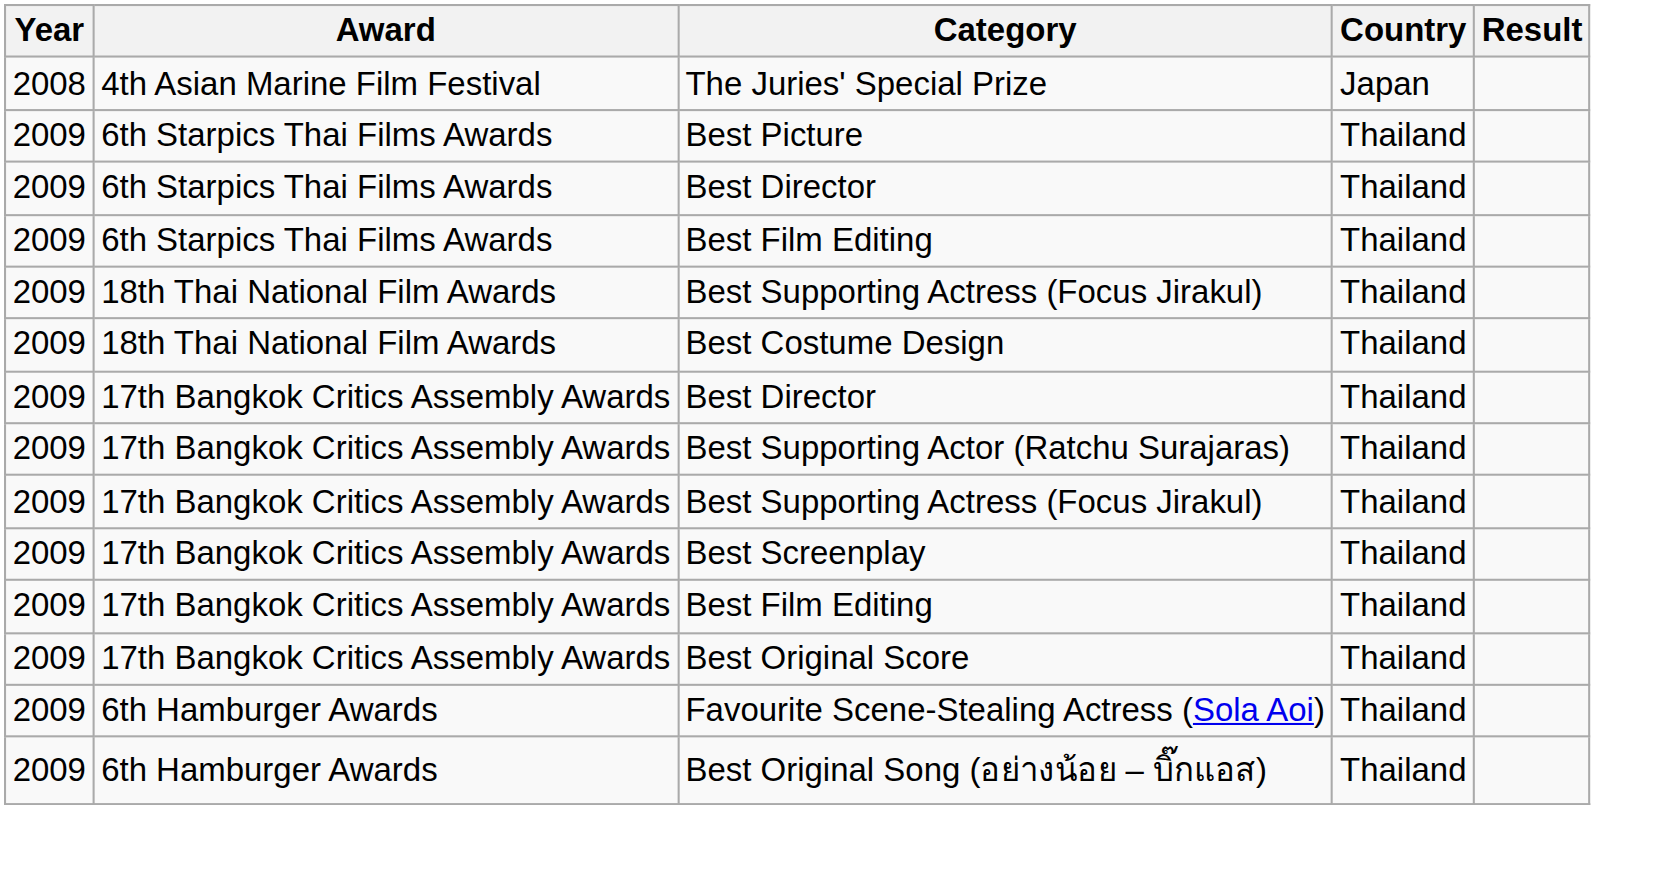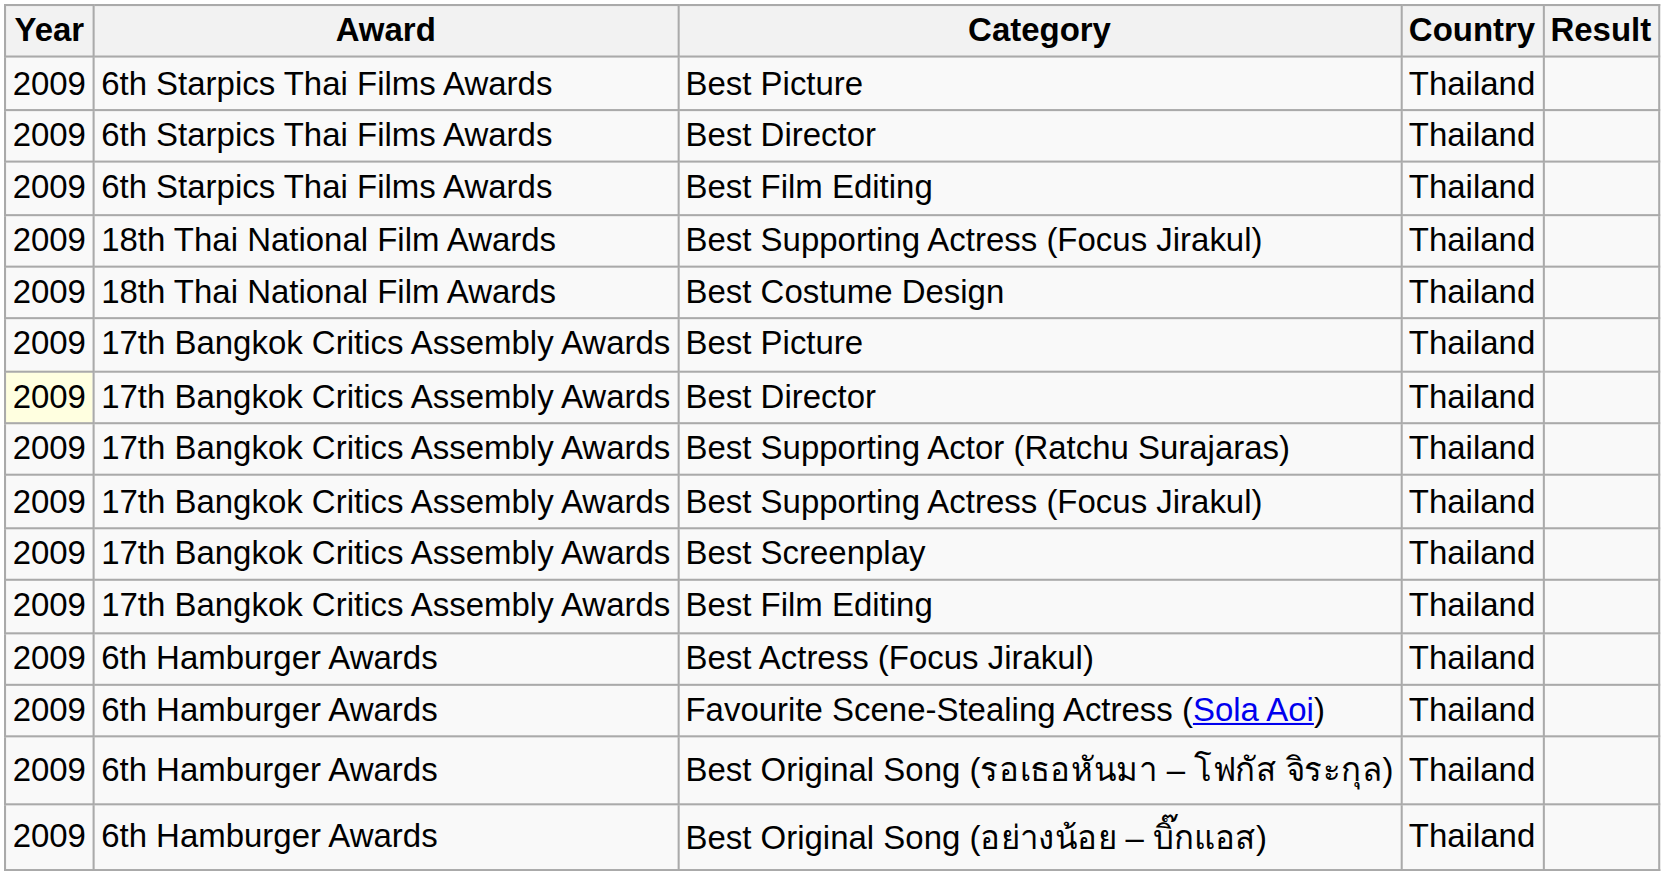- row: (321, 82)
+ row: (386, 344)
(49, 396) no background -> (49, 396) lightyellow background
- row: (386, 657)
+ row: (269, 657)
+ row: (269, 769)
